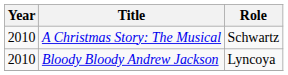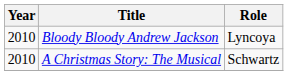rows swapped: (131, 37) <-> (130, 59)
